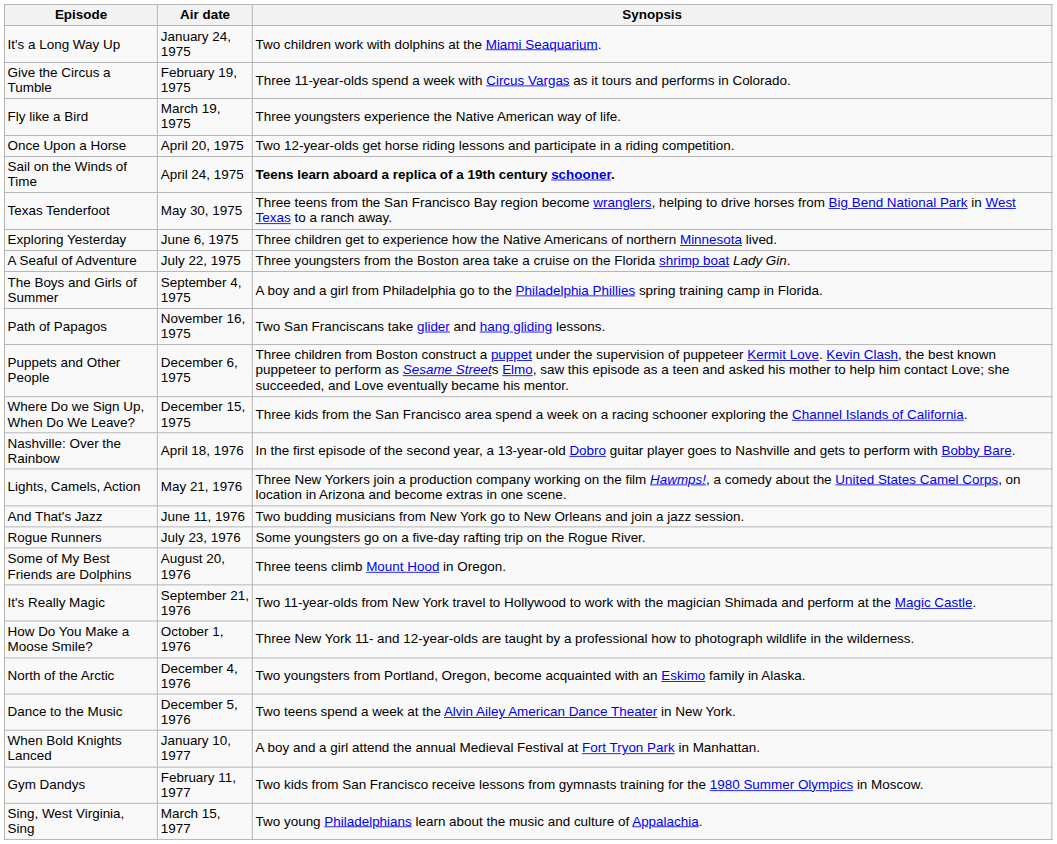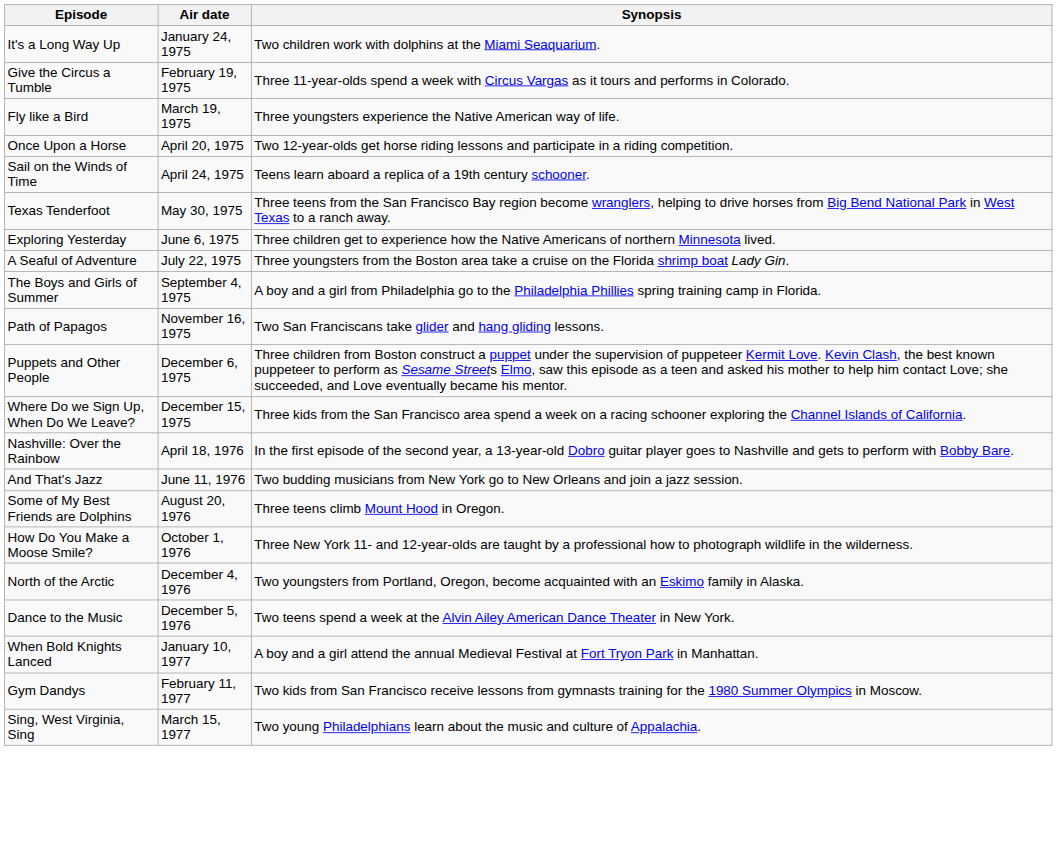(435, 174) bold -> (422, 174) normal
- row: (74, 487)
- row: (55, 537)
- row: (56, 602)
